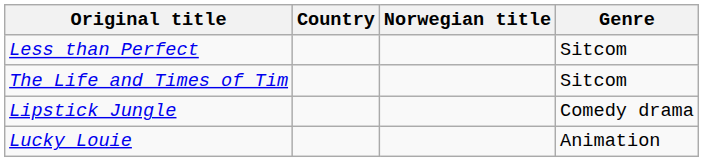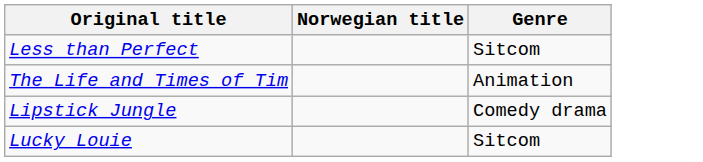- column: (336, 20)
(594, 80) Sitcom -> (523, 80) Animation
(610, 141) Animation -> (507, 141) Sitcom
